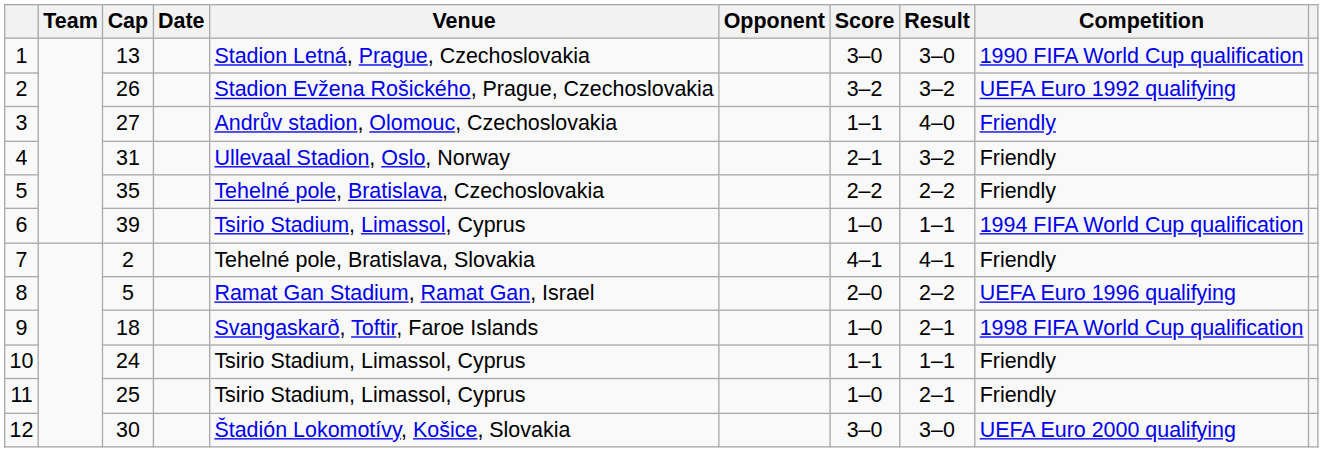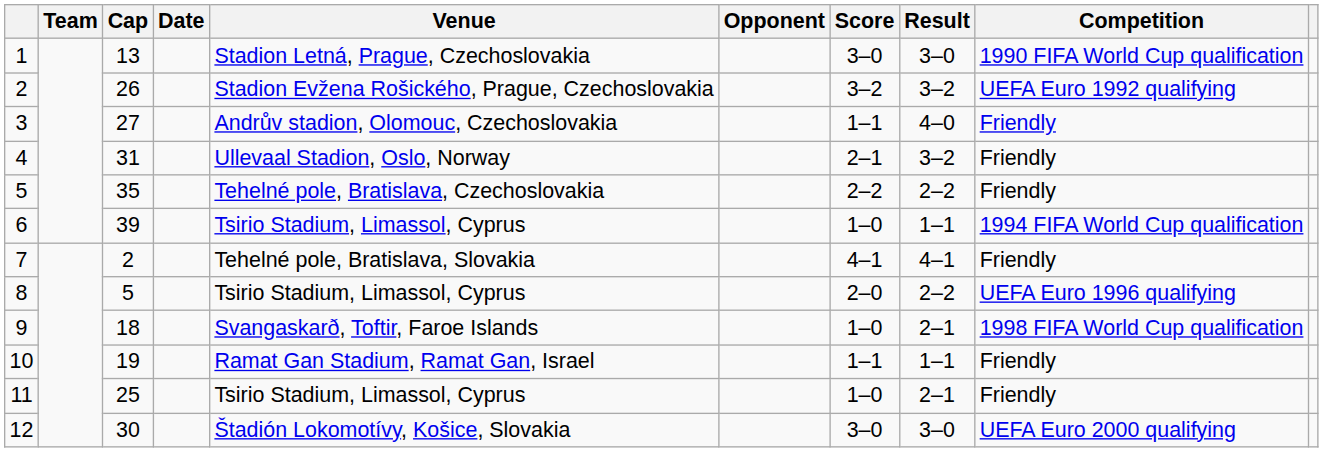(404, 293) Ramat Gan Stadium, Ramat Gan, Israel -> (370, 293) Tsirio Stadium, Limassol, Cyprus
(128, 361) 24 -> (128, 361) 19
(370, 361) Tsirio Stadium, Limassol, Cyprus -> (404, 361) Ramat Gan Stadium, Ramat Gan, Israel
